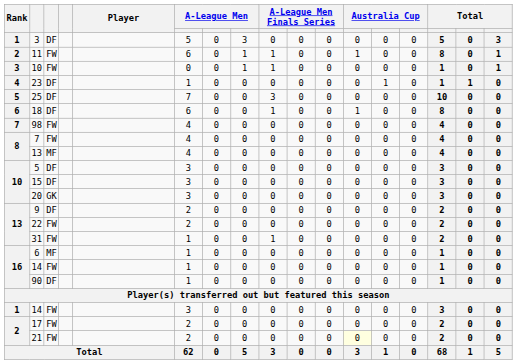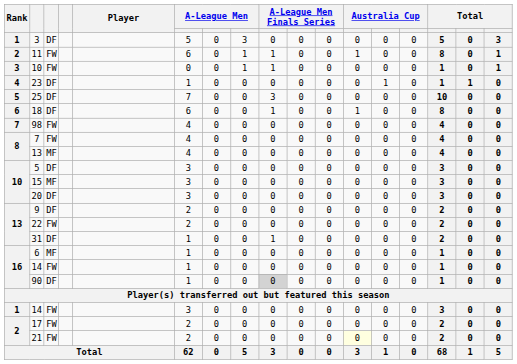(51, 182) DF -> (51, 182) MF
(51, 196) GK -> (51, 196) DF
(51, 239) FW -> (51, 239) DF
(273, 281) no background -> (273, 281) lightgrey background
